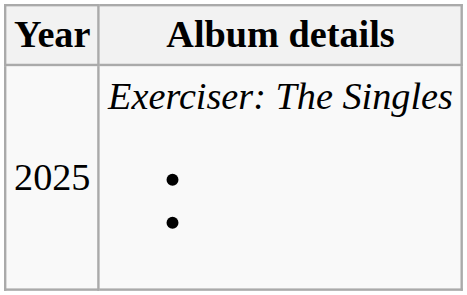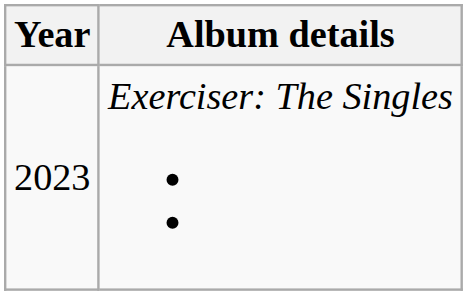(52, 176) 2025 -> (52, 176) 2023
